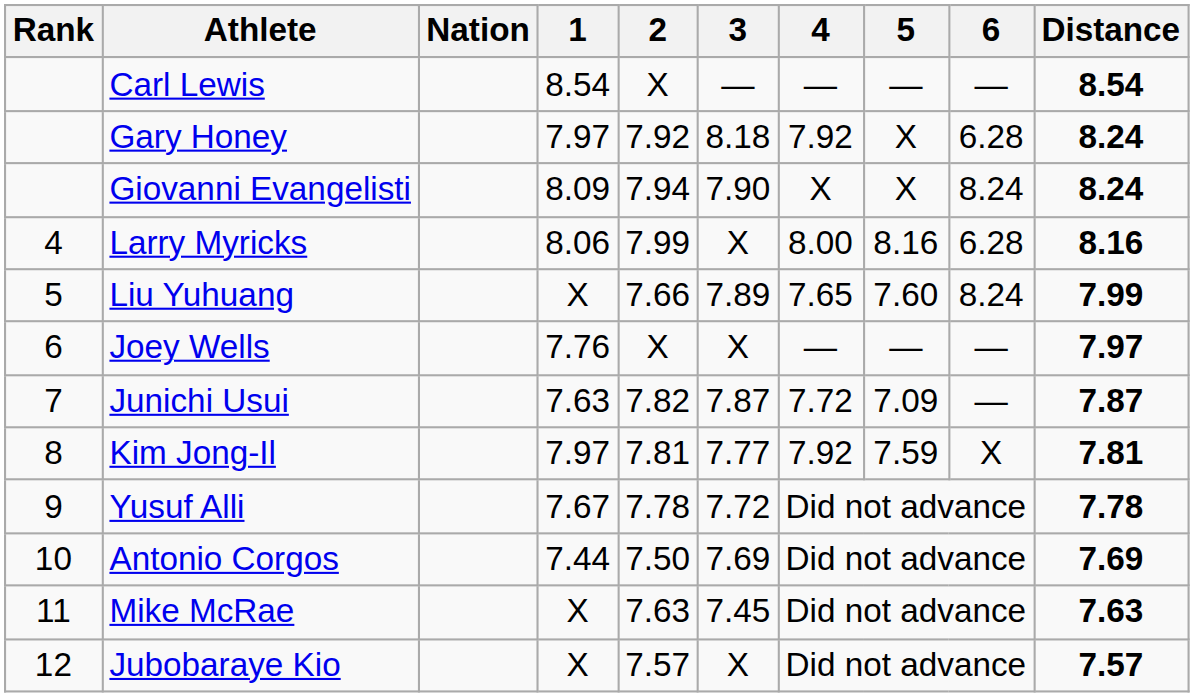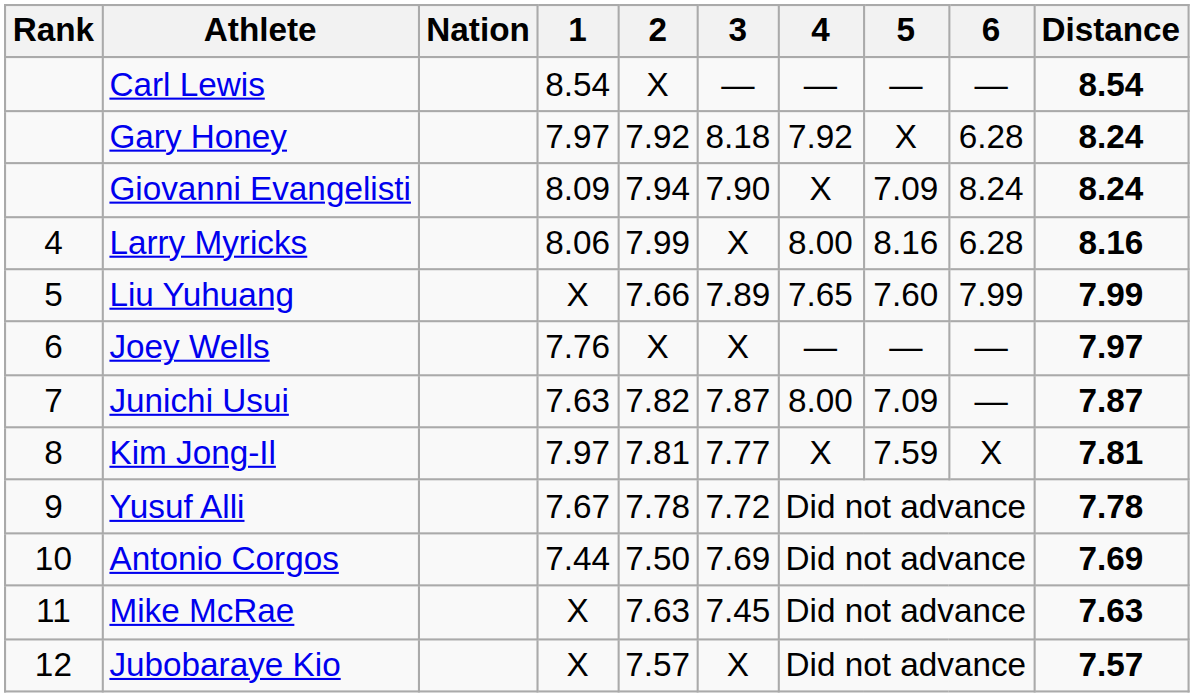(906, 189) X -> (906, 189) 7.09
(991, 294) 8.24 -> (991, 294) 7.99
(820, 400) 7.72 -> (820, 400) 8.00
(820, 453) 7.92 -> (820, 453) X
